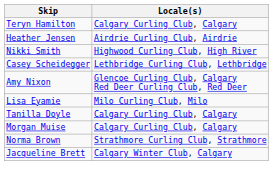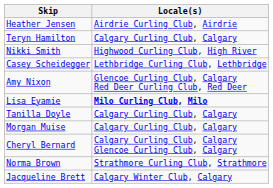rows swapped: (41, 24) <-> (41, 38)
(151, 101) normal -> (151, 101) bold
+ row: (41, 145)
